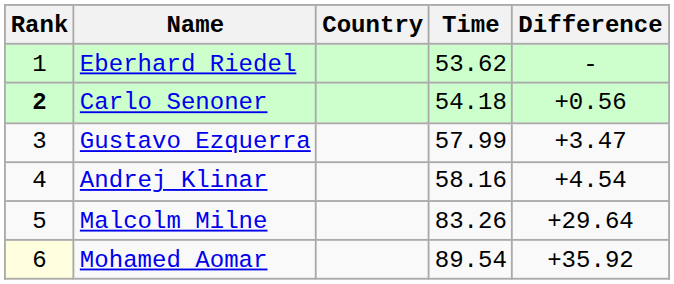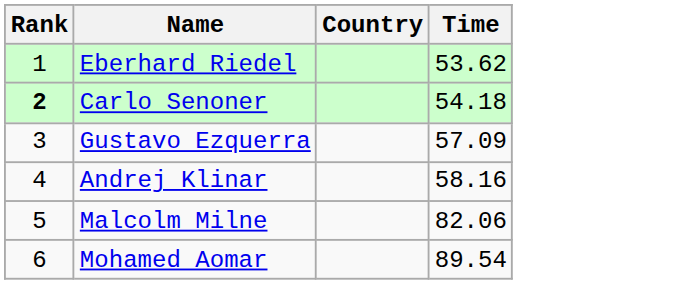- column: (590, 25)
(471, 142) 57.99 -> (471, 142) 57.09
(471, 221) 83.26 -> (471, 221) 82.06
(40, 260) lightyellow background -> (40, 260) no background
